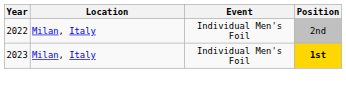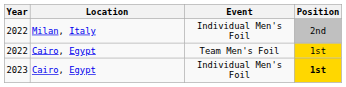+ row: (17, 51)
(64, 56) Milan, Italy -> (64, 70) Cairo, Egypt
